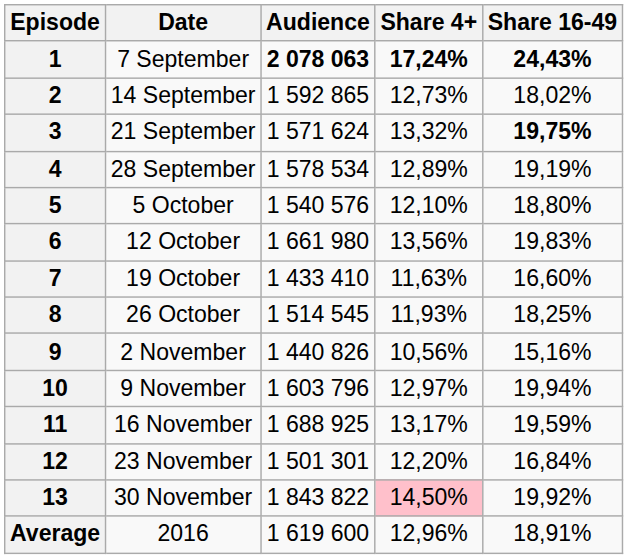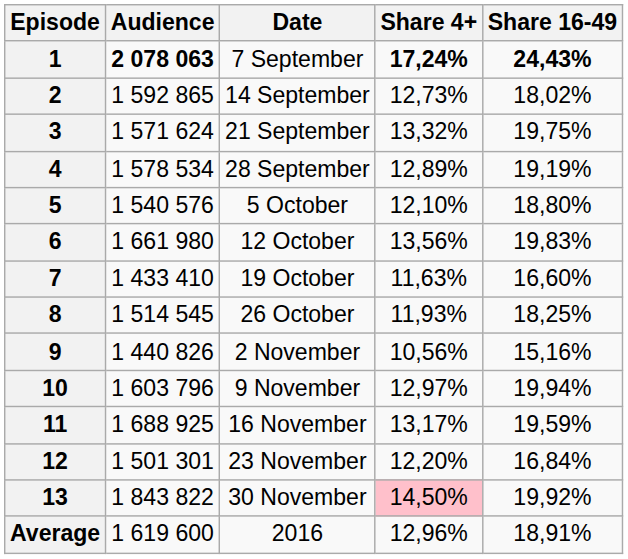columns swapped: (183, 22) <-> (318, 22)
(552, 132) bold -> (552, 132) normal
